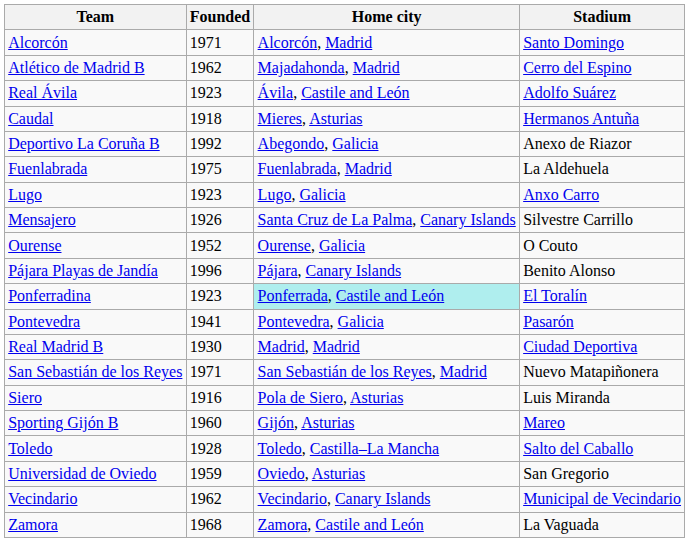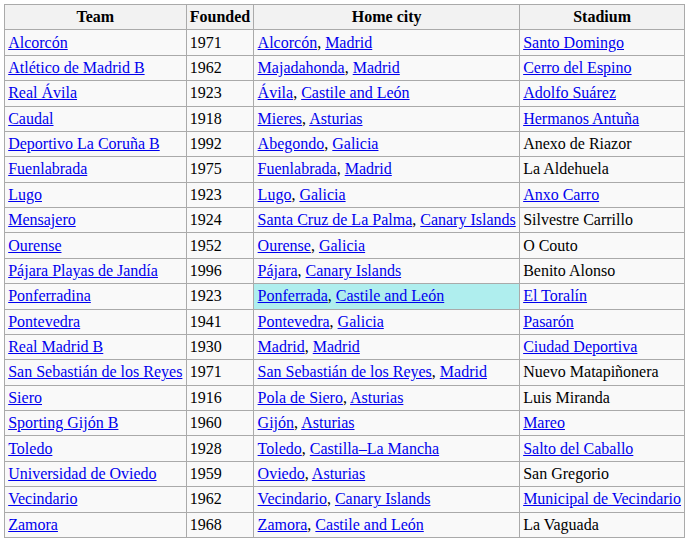(206, 220) 1926 -> (206, 220) 1924
